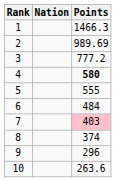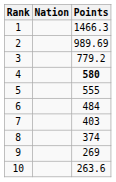(91, 59) 777.2 -> (91, 59) 779.2
(91, 122) pink background -> (91, 122) no background
(91, 153) 296 -> (91, 153) 269
